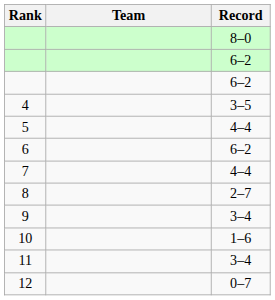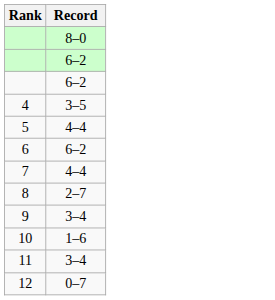- column: (129, 15)
